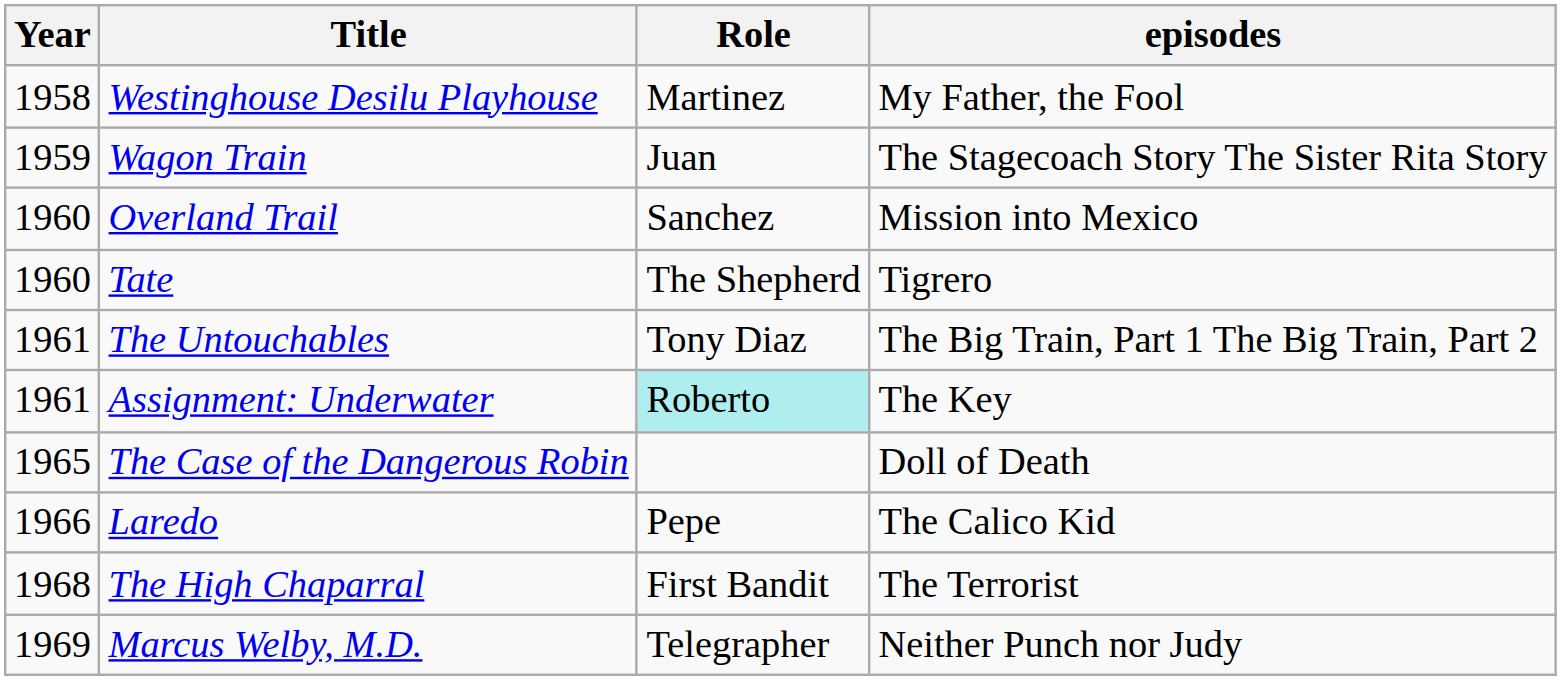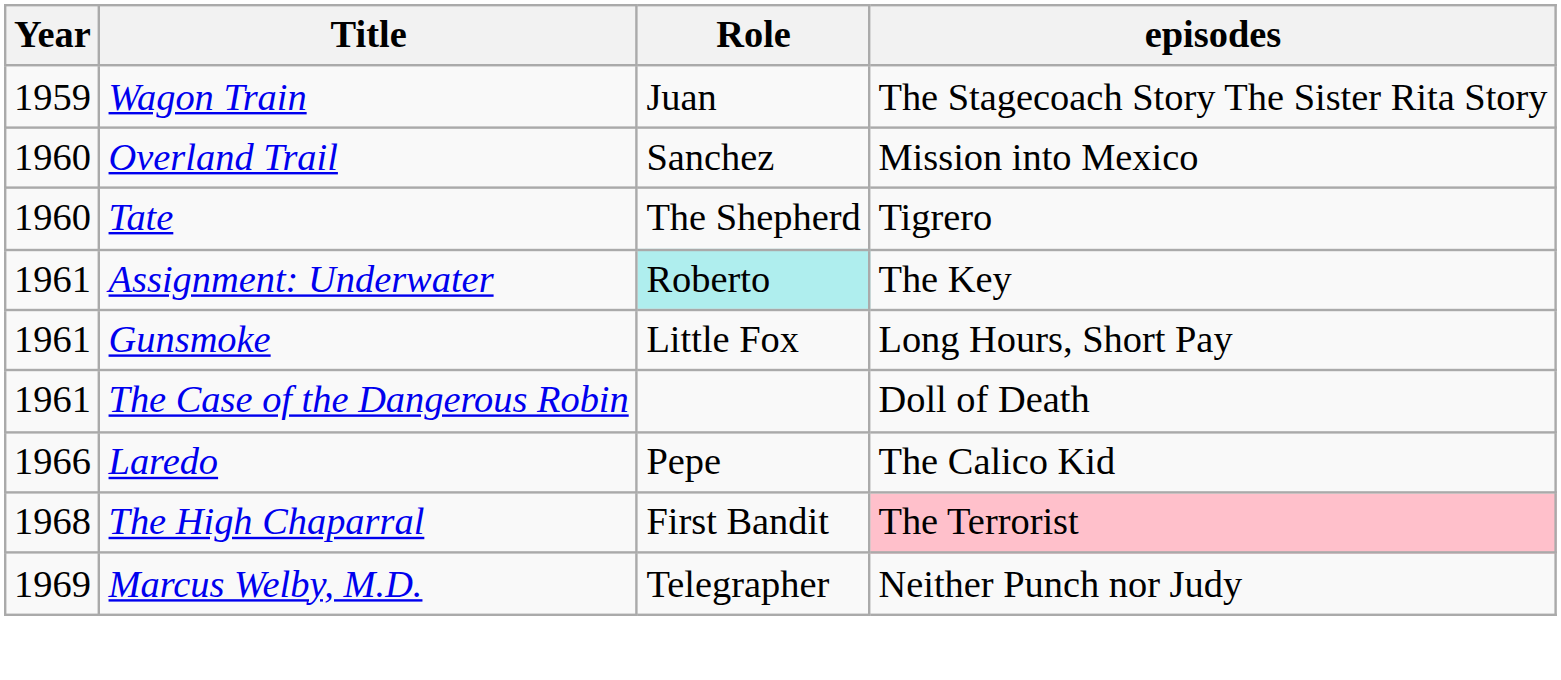- row: (353, 95)
- row: (249, 339)
+ row: (190, 339)
(52, 461) 1965 -> (52, 400) 1961
(979, 583) no background -> (979, 522) pink background
